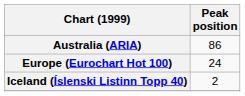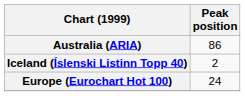rows swapped: (97, 63) <-> (97, 81)
